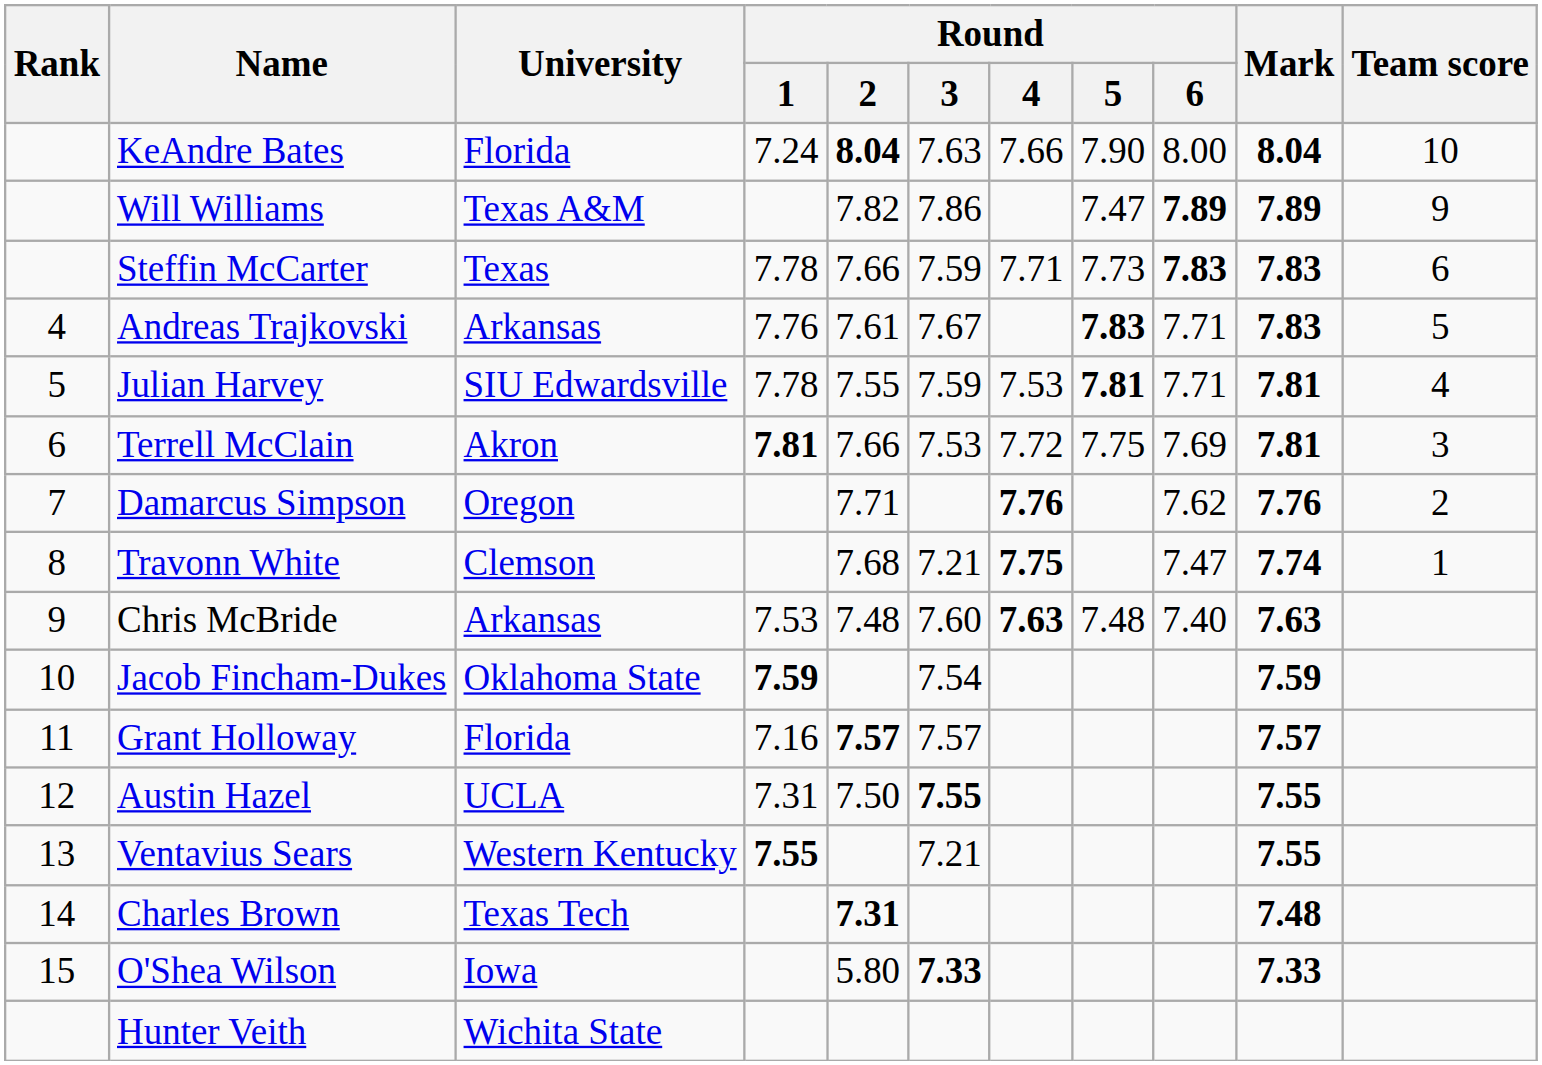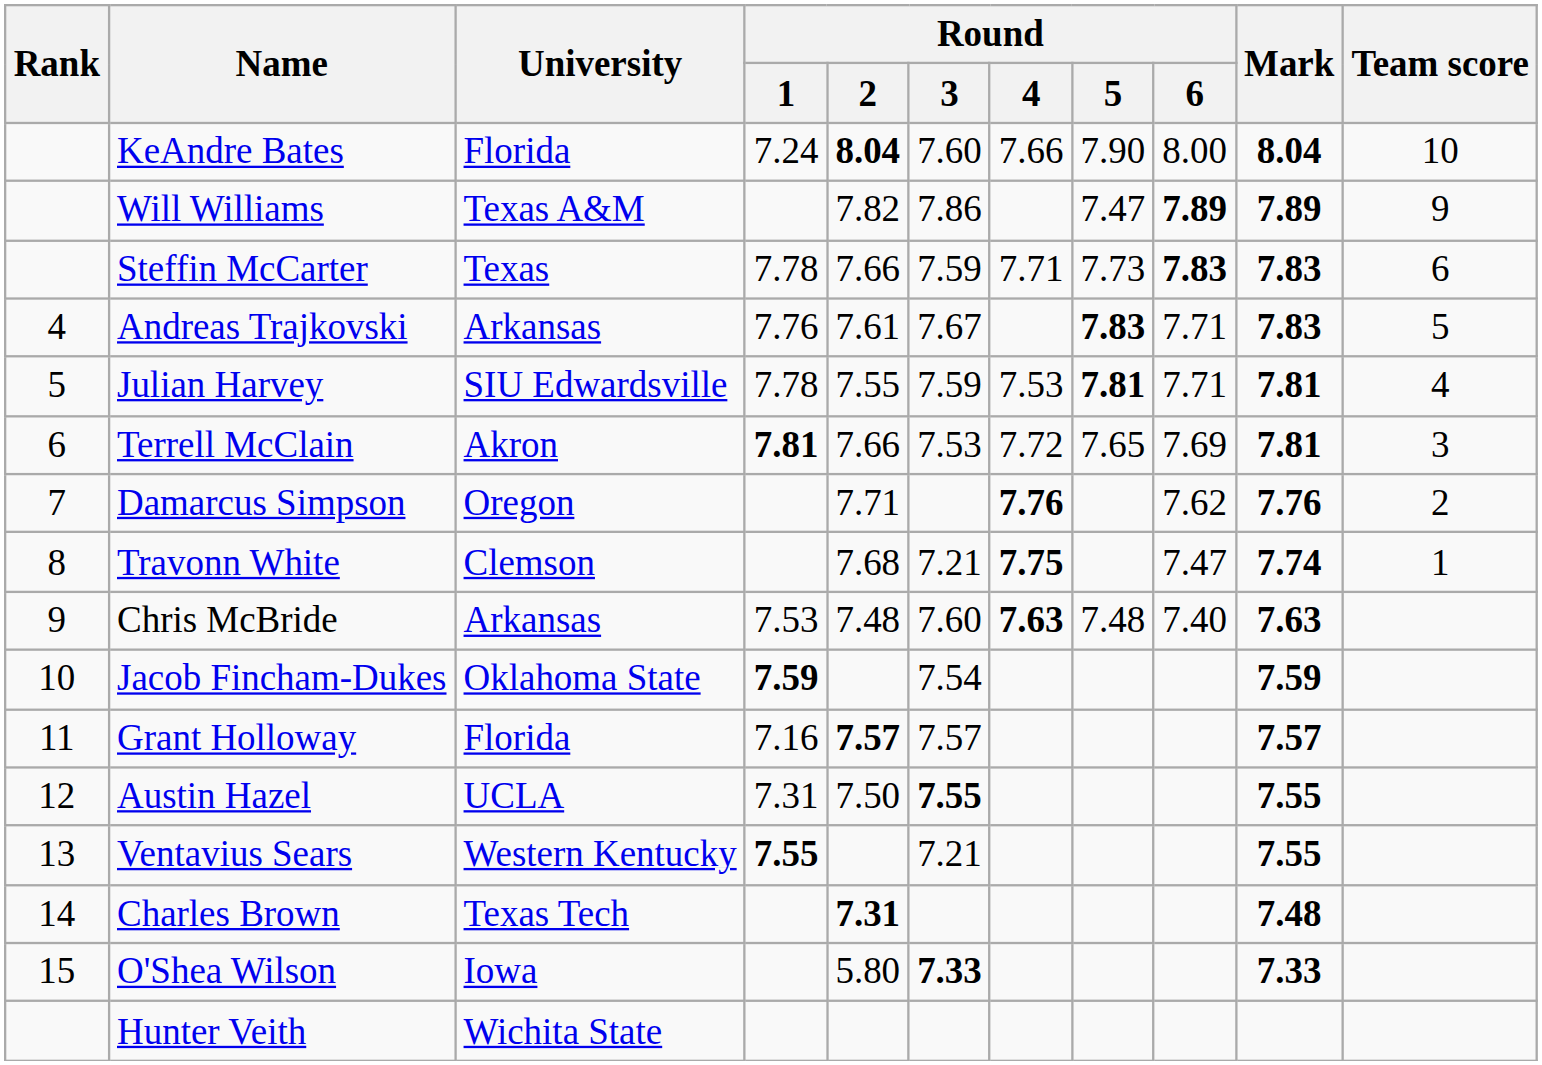(949, 151) 7.63 -> (949, 151) 7.60
(1113, 444) 7.75 -> (1113, 444) 7.65
